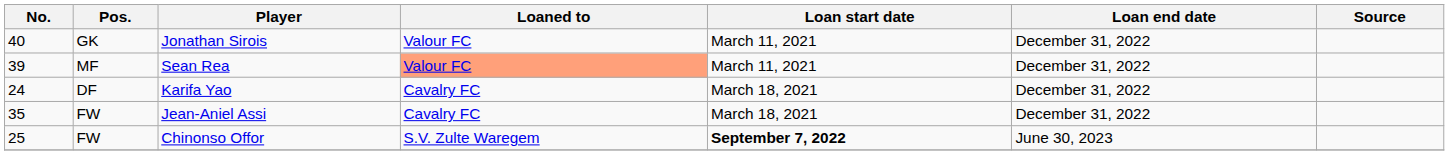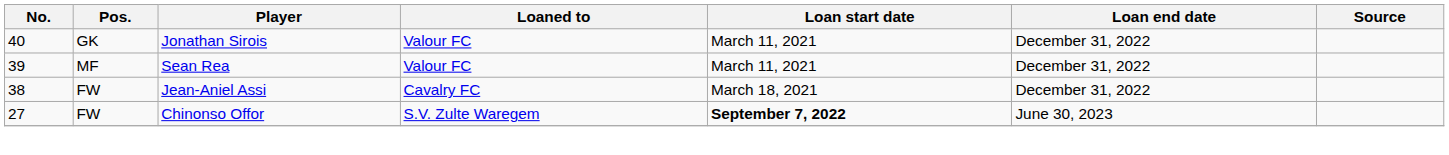(437, 65) lightsalmon background -> (437, 65) no background
- row: (196, 90)
(17, 114) 35 -> (17, 90) 38
(17, 138) 25 -> (17, 114) 27
